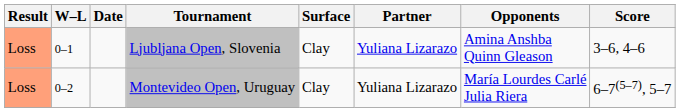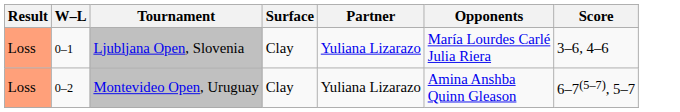- column: (108, 16)
(508, 47) Amina Anshba Quinn Gleason -> (489, 47) María Lourdes Carlé Julia Riera
(525, 87) María Lourdes Carlé Julia Riera -> (472, 87) Amina Anshba Quinn Gleason
